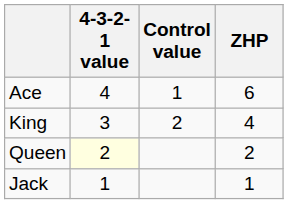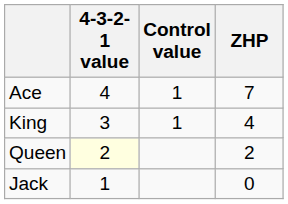(249, 92) 6 -> (249, 92) 7
(177, 122) 2 -> (177, 122) 1
(249, 183) 1 -> (249, 183) 0
